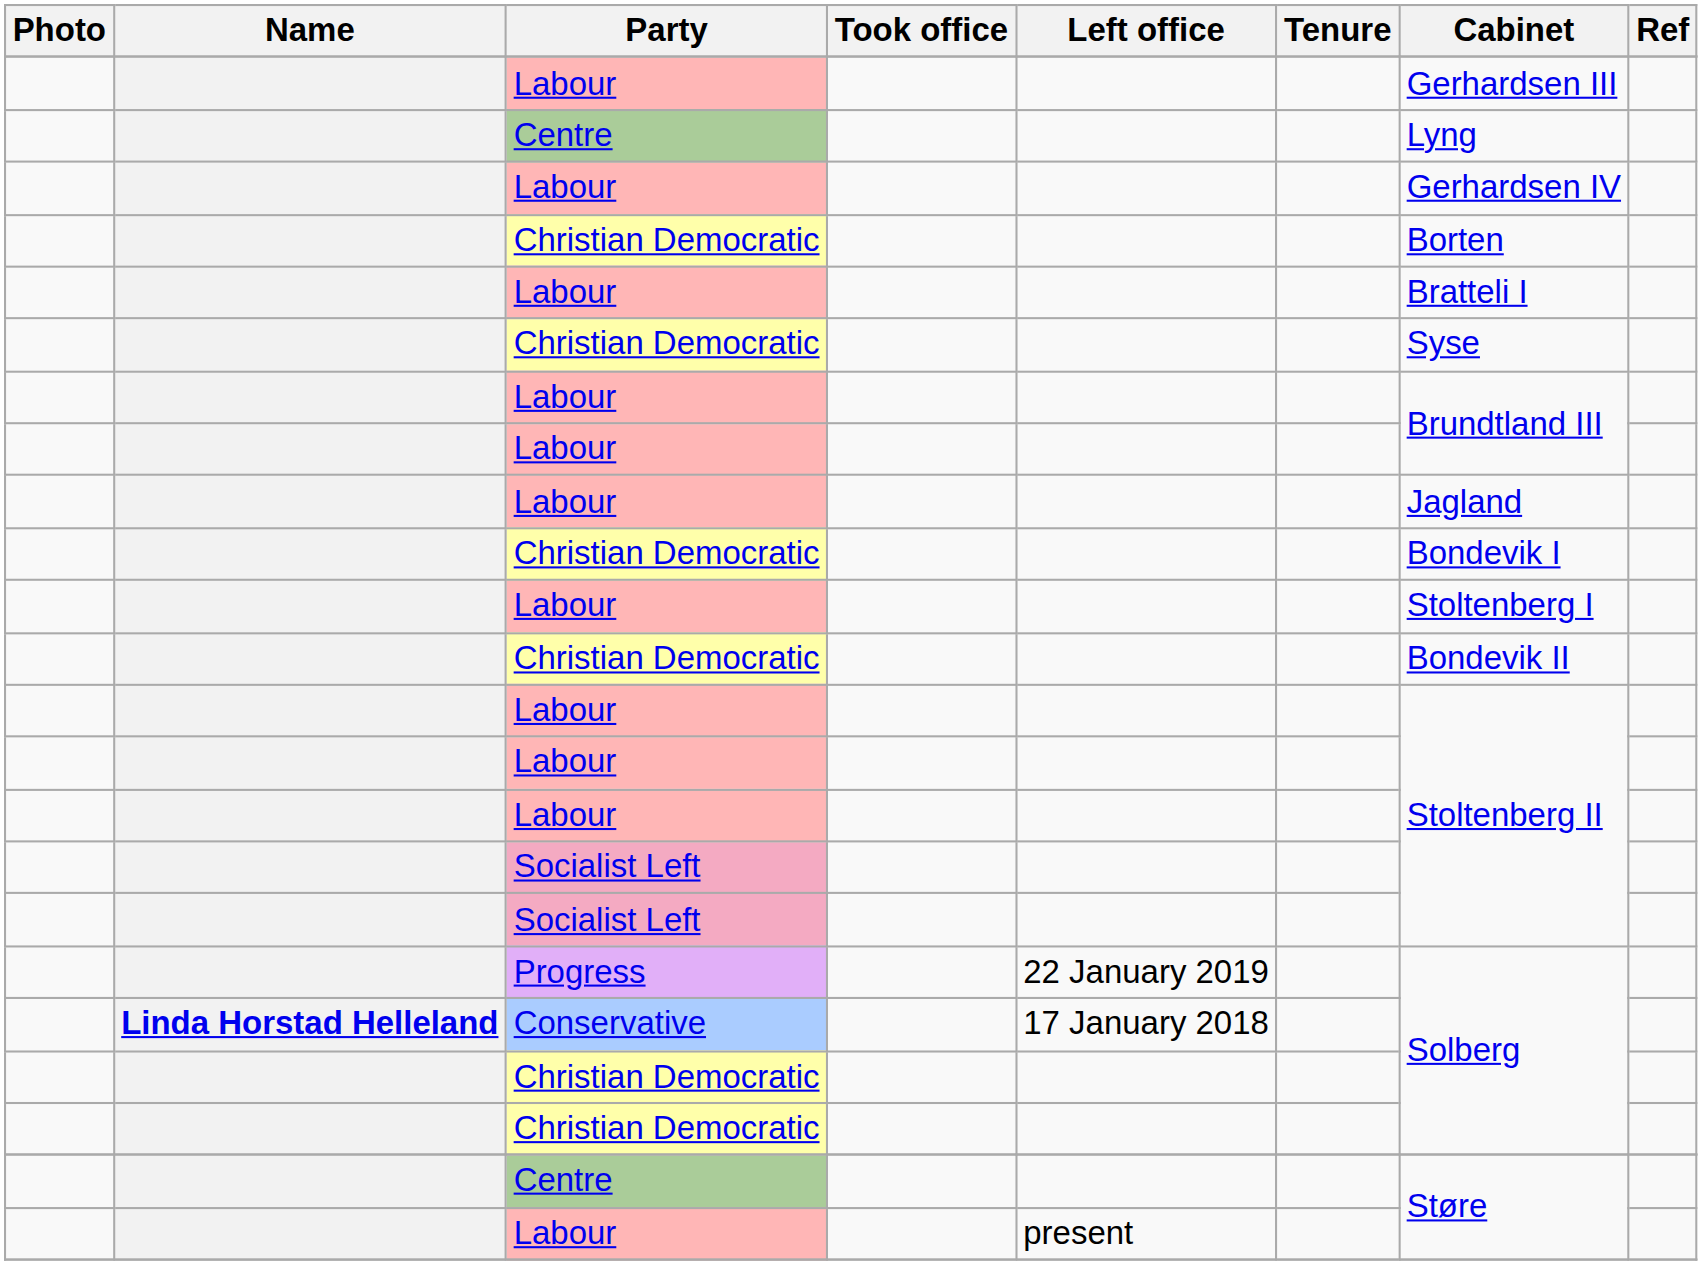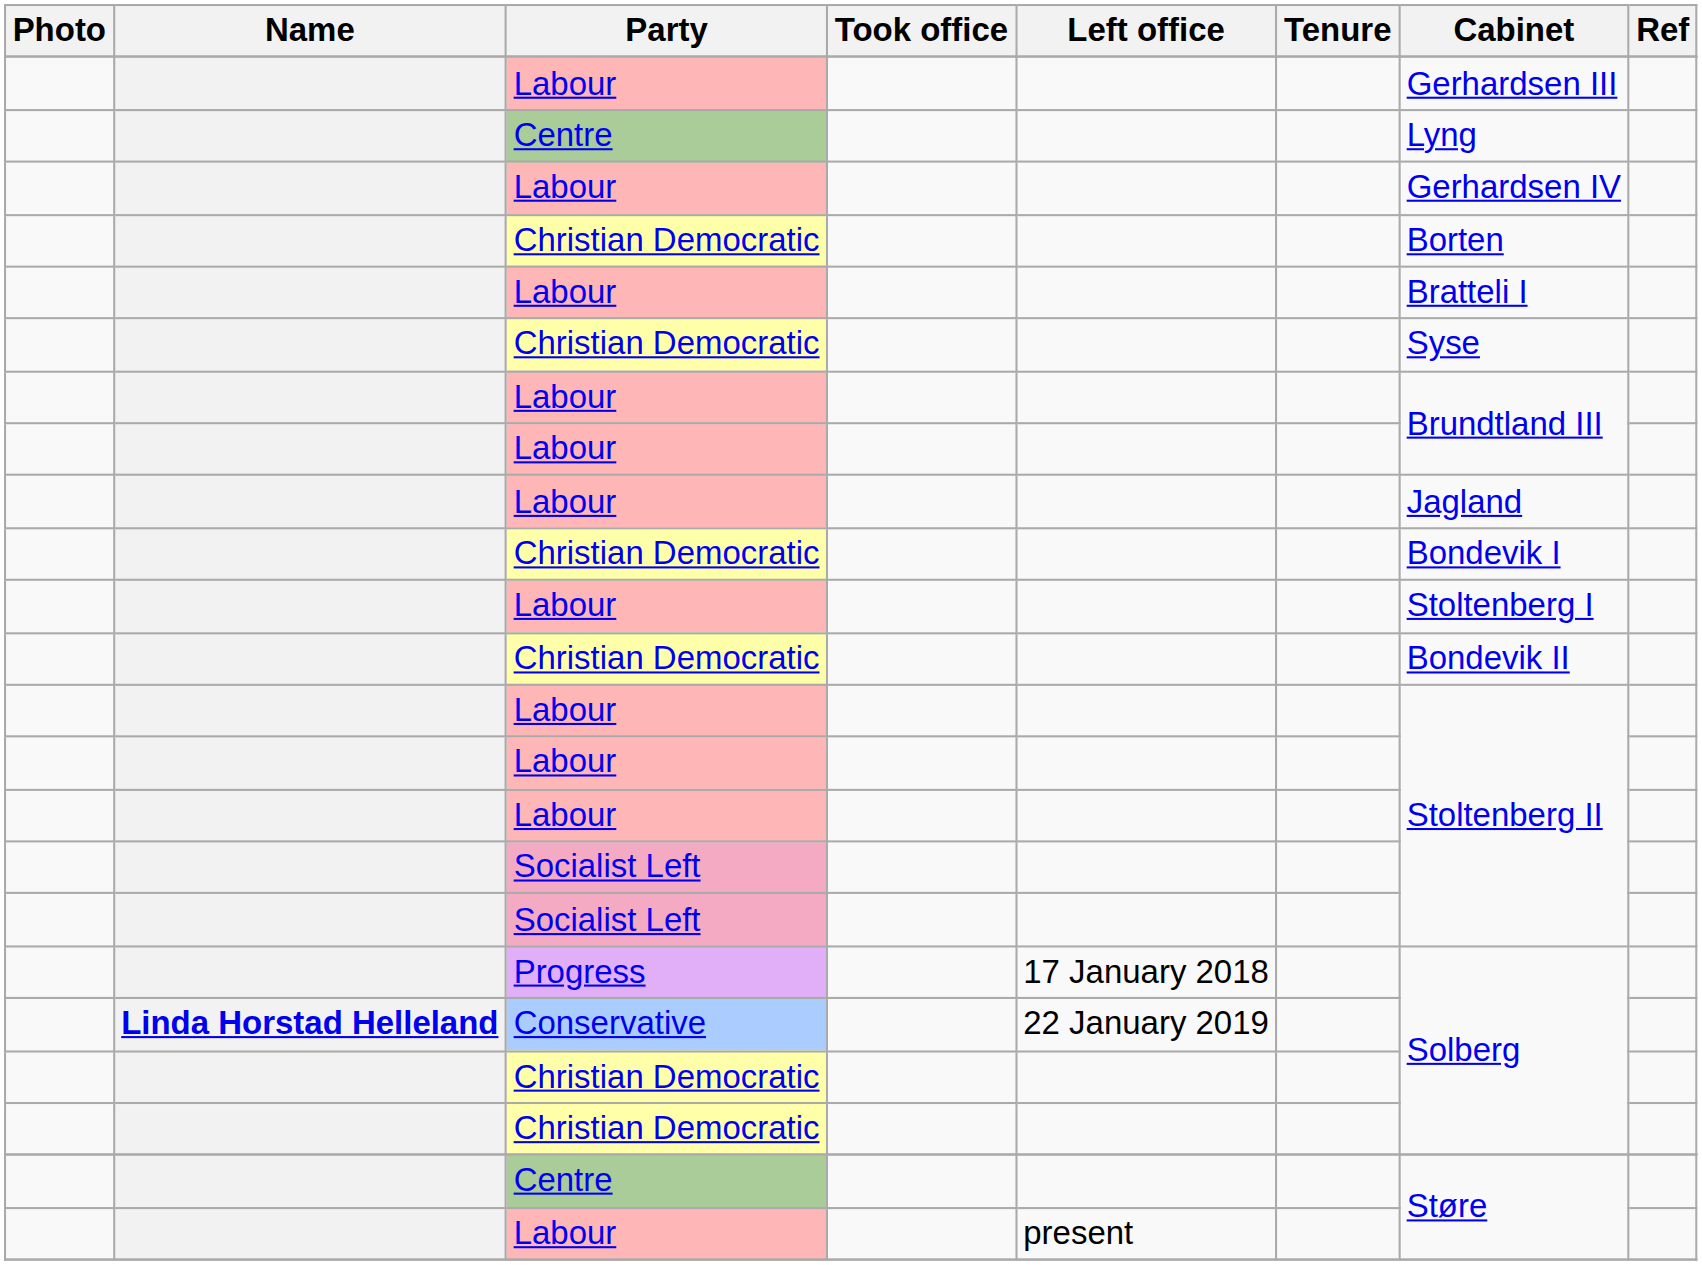(1146, 971) 22 January 2019 -> (1146, 971) 17 January 2018
(1146, 1023) 17 January 2018 -> (1146, 1023) 22 January 2019
